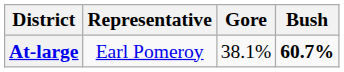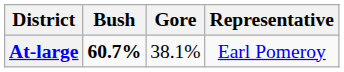columns swapped: (307, 19) <-> (150, 19)
